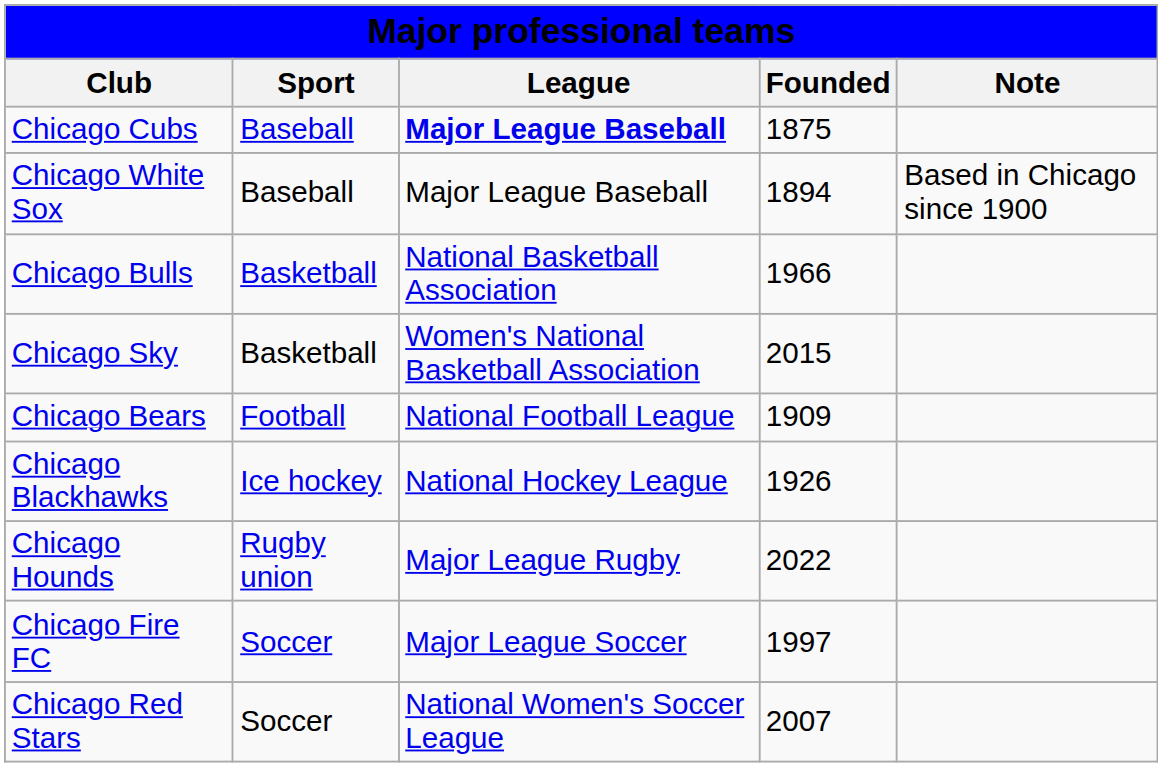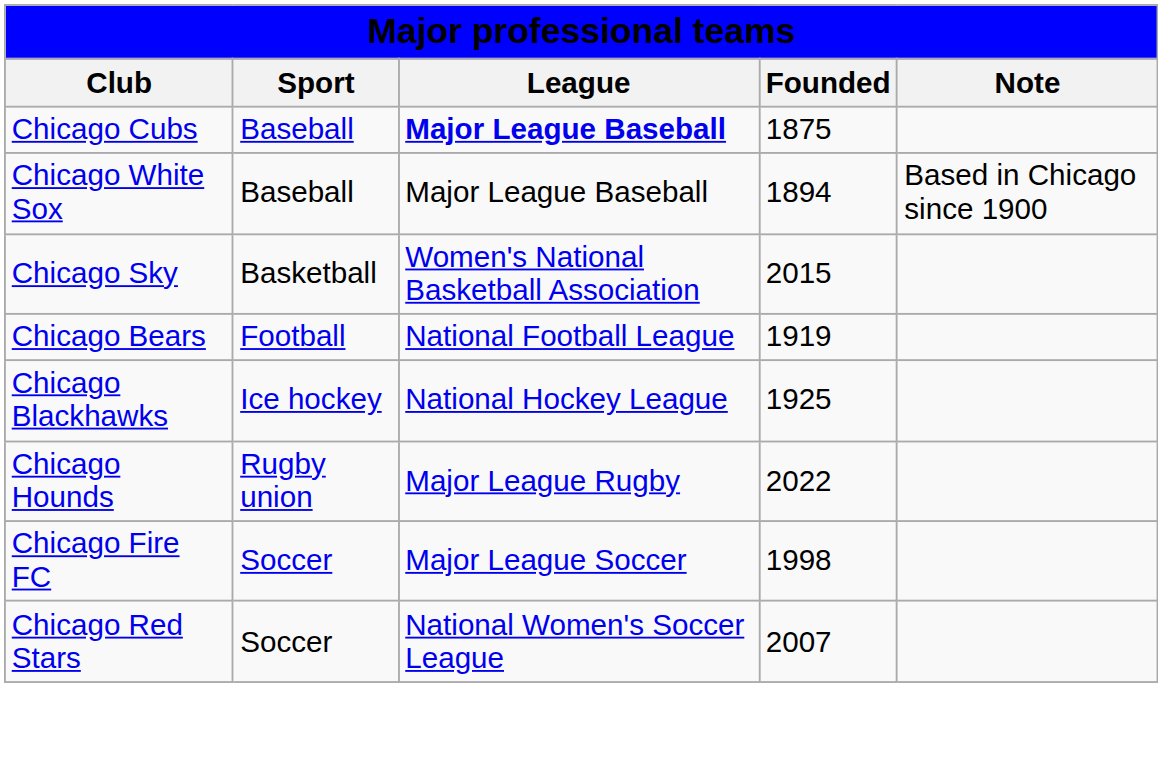- row: (102, 273)
(799, 416) 1909 -> (799, 336) 1919
(799, 480) 1926 -> (799, 400) 1925
(799, 641) 1997 -> (799, 560) 1998
